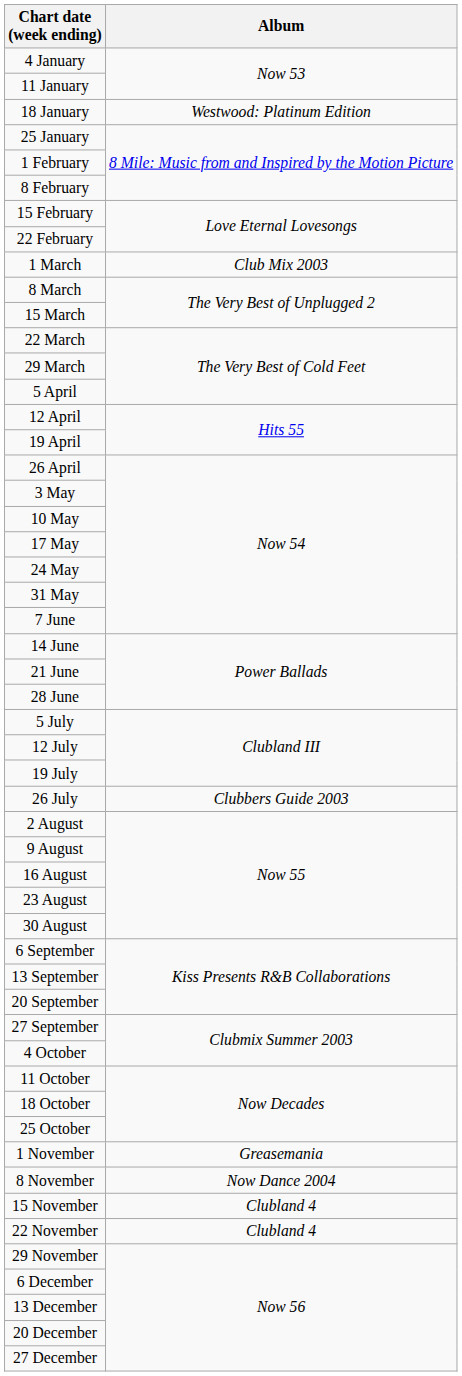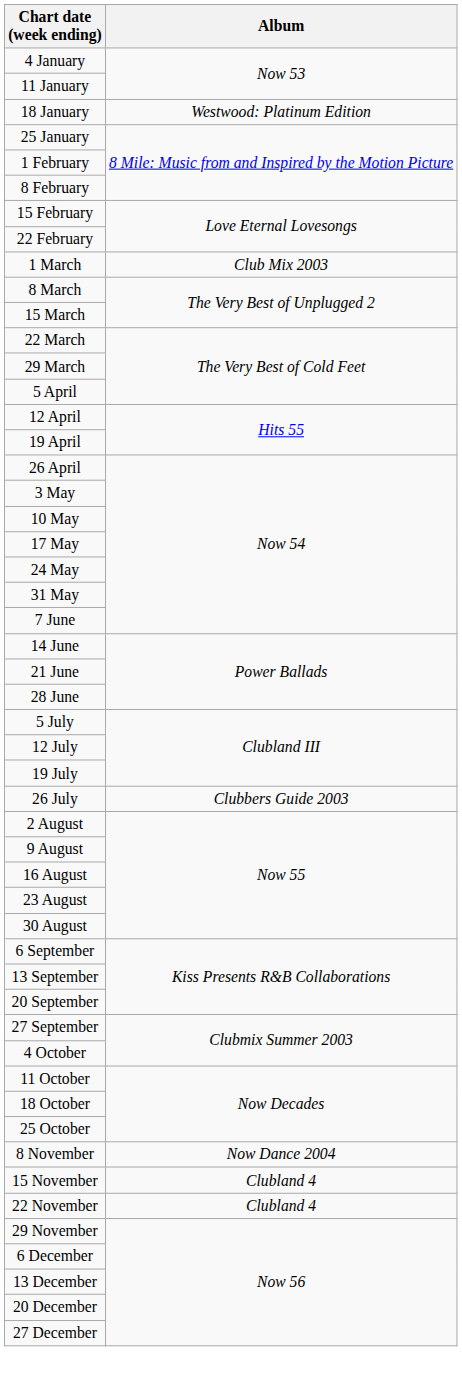- row: (55, 1154)
